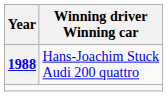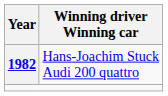(22, 64) 1988 -> (22, 64) 1982
